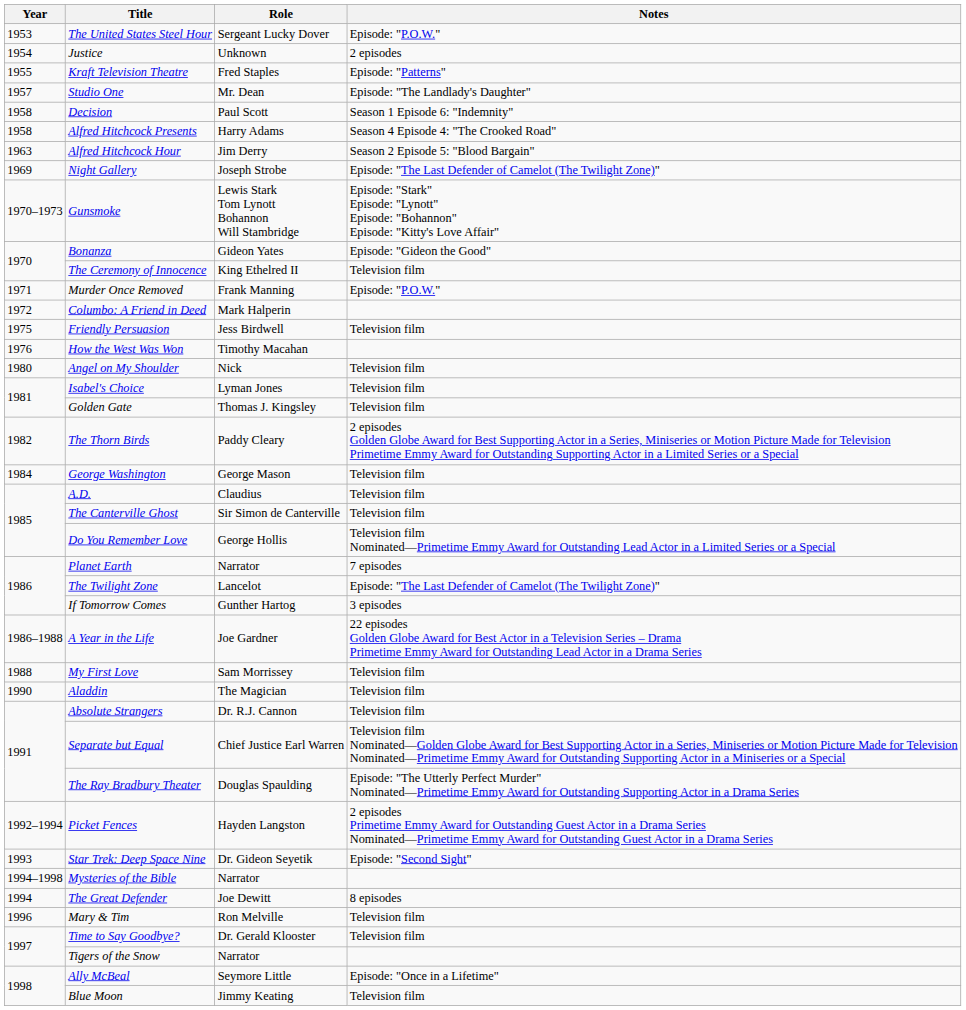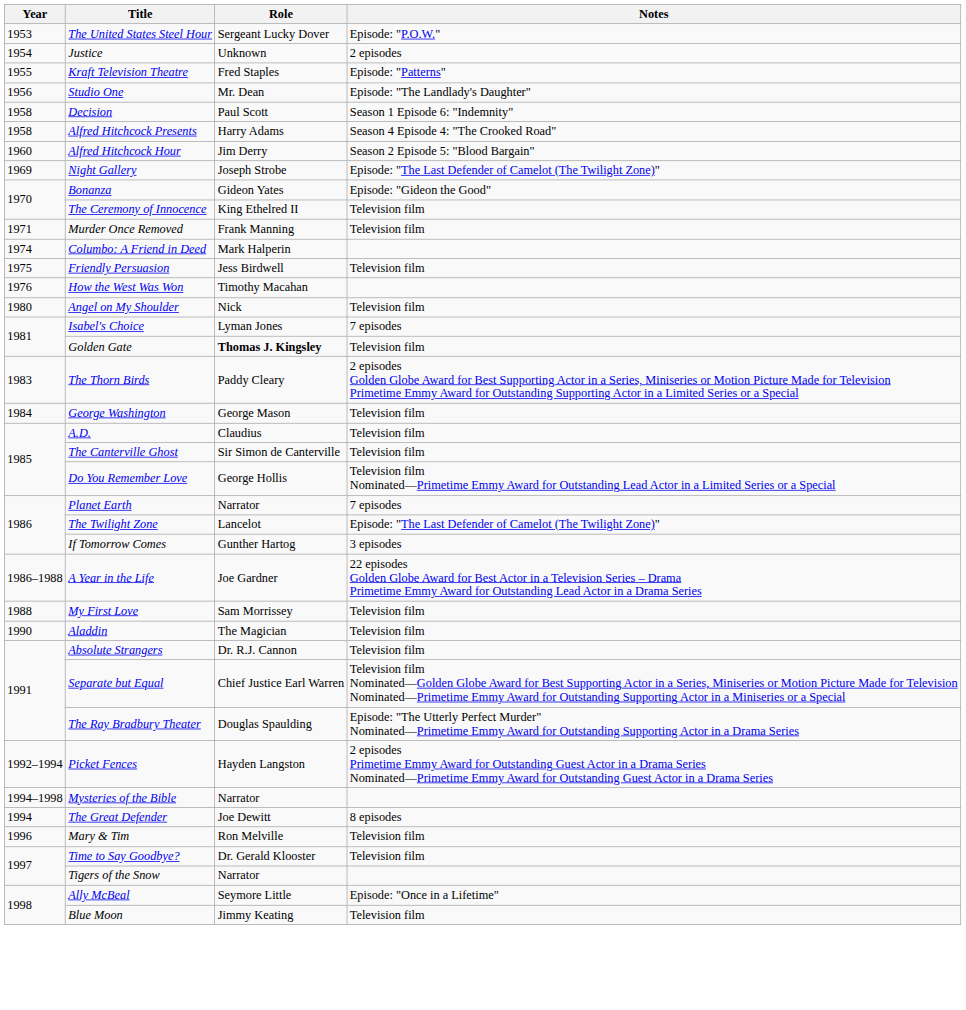(20, 92) 1957 -> (20, 92) 1956
(20, 151) 1963 -> (20, 151) 1960
- row: (94, 210)
(395, 290) Episode: "P.O.W." -> (387, 229) Television film
(20, 309) 1972 -> (20, 248) 1974
(387, 388) Television film -> (376, 326) 7 episodes
(267, 407) normal -> (270, 346) bold
(20, 440) 1982 -> (20, 379) 1983
- row: (137, 858)
